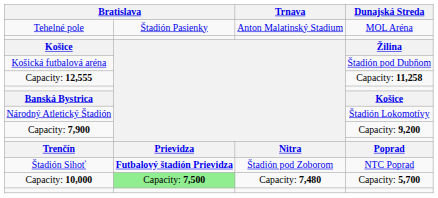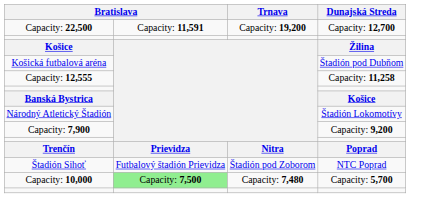- row: (59, 27)
+ row: (59, 27)
(174, 165) bold -> (170, 165) normal
